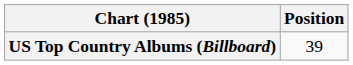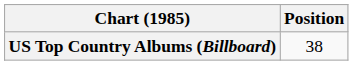(314, 45) 39 -> (314, 45) 38
